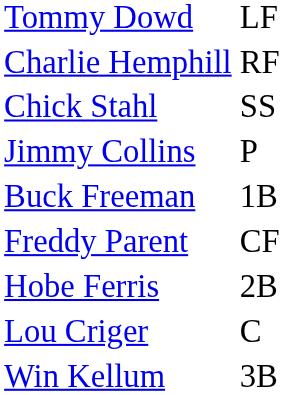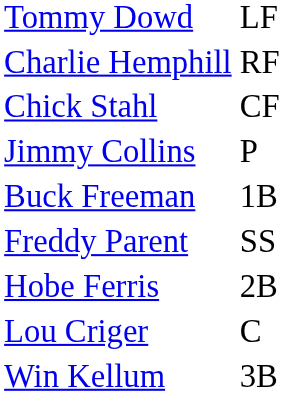(258, 106) SS -> (260, 106) CF
(260, 241) CF -> (258, 241) SS
